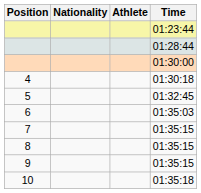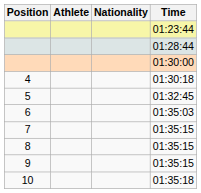columns swapped: (130, 12) <-> (80, 12)
